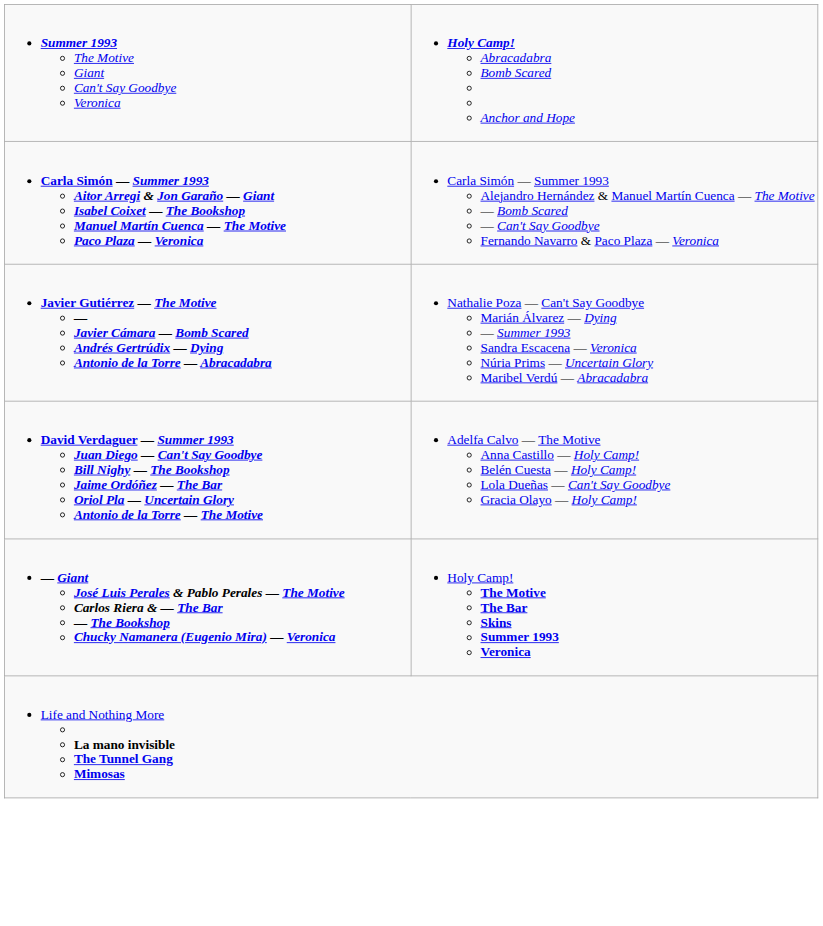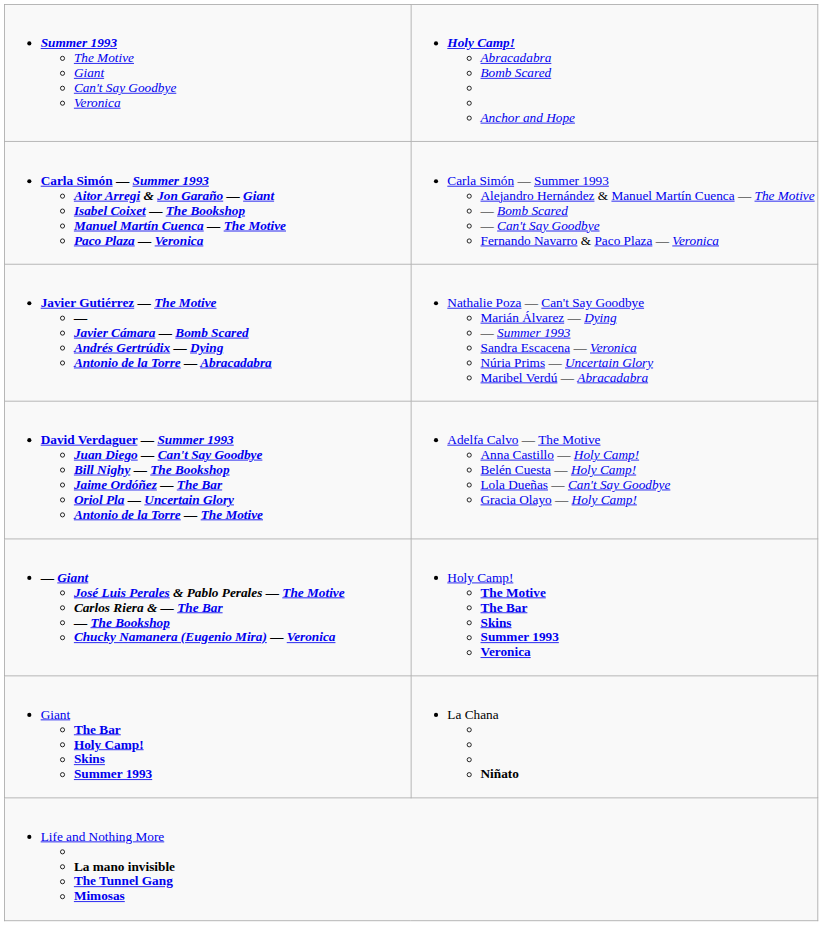+ row: (208, 744)
